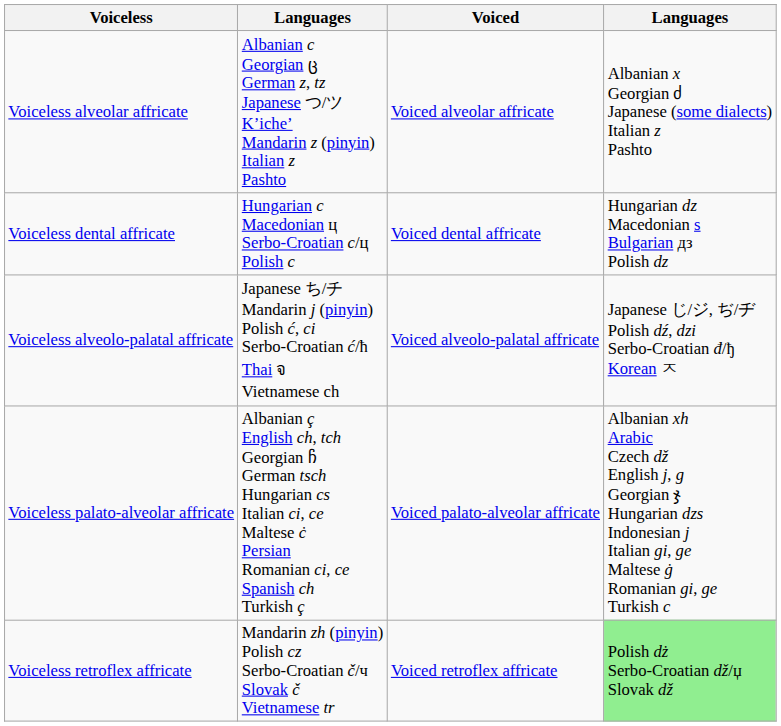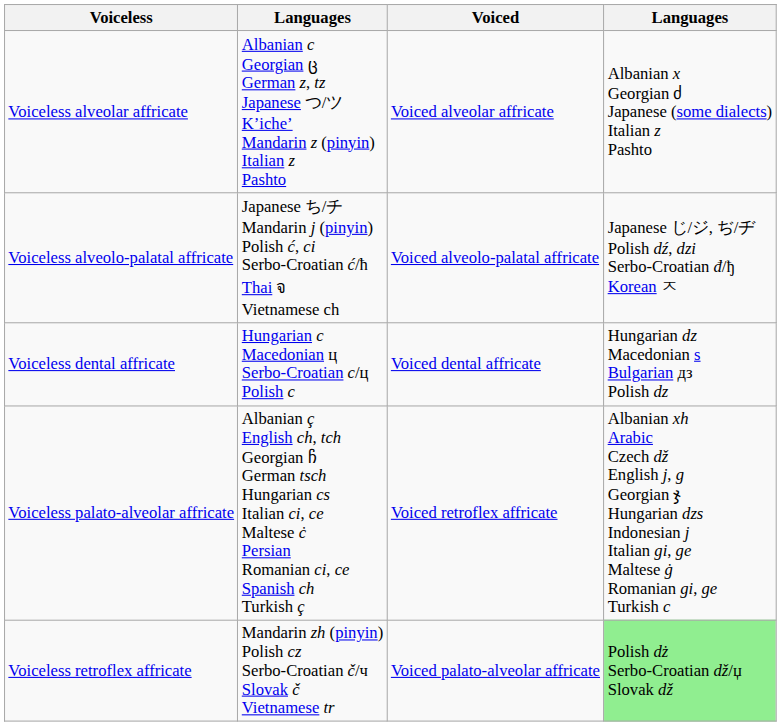rows swapped: (92, 233) <-> (121, 340)
(495, 512) Voiced palato-alveolar affricate -> (474, 512) Voiced retroflex affricate
(474, 670) Voiced retroflex affricate -> (495, 670) Voiced palato-alveolar affricate
